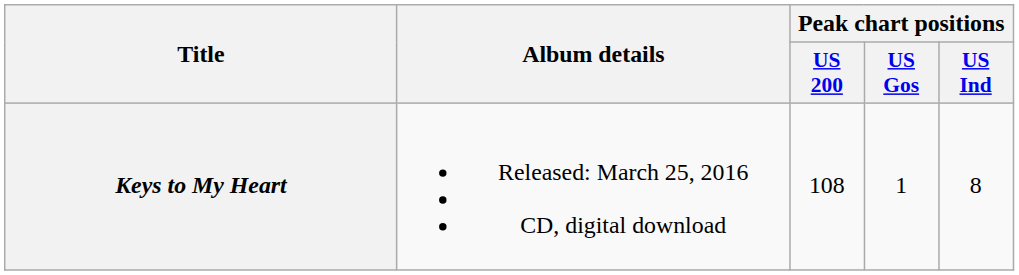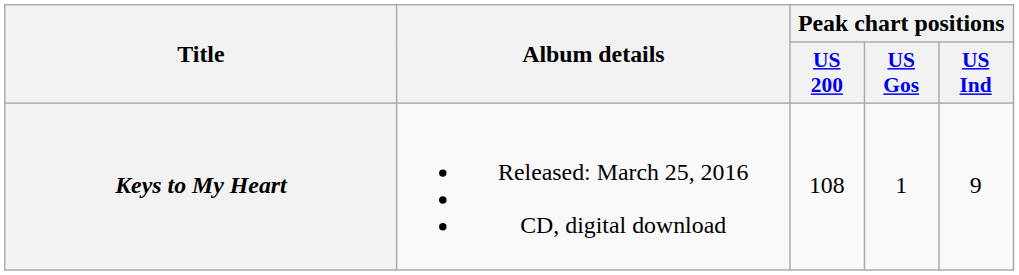(976, 186) 8 -> (976, 186) 9
